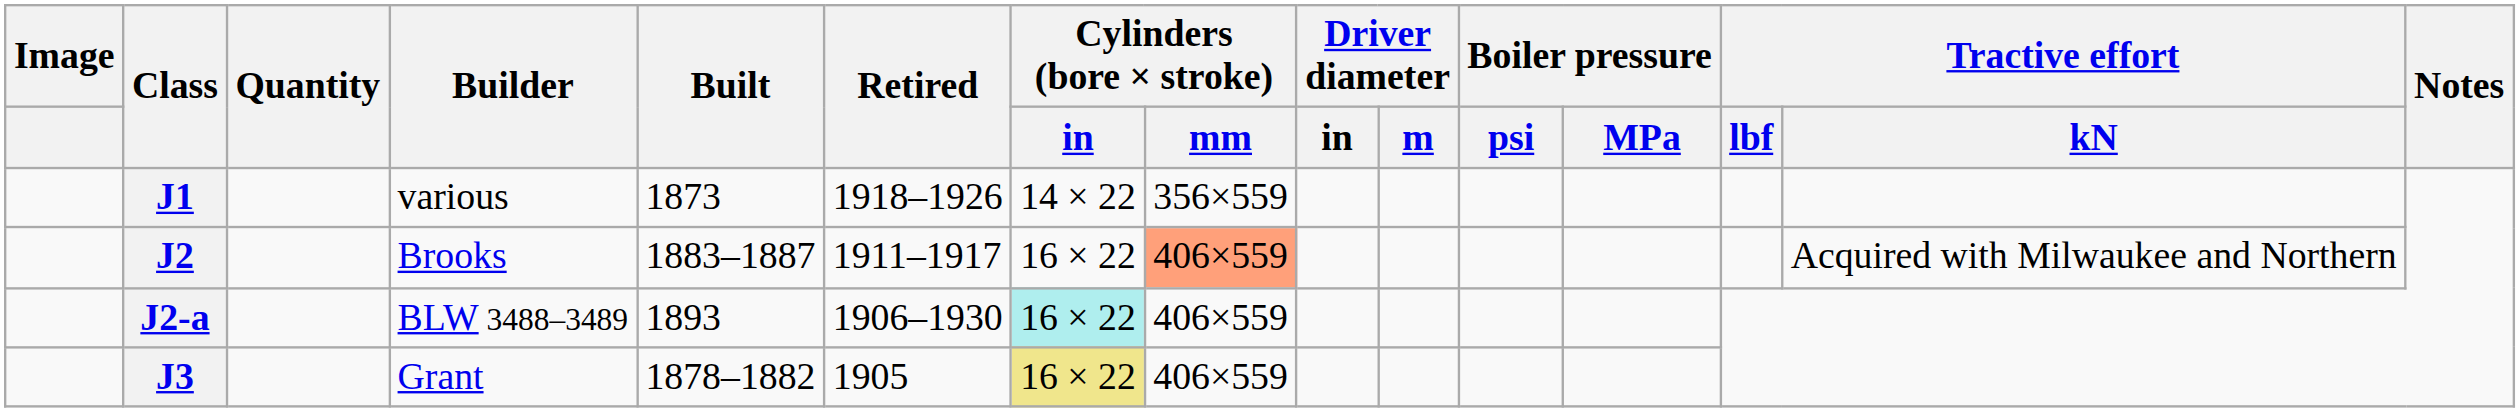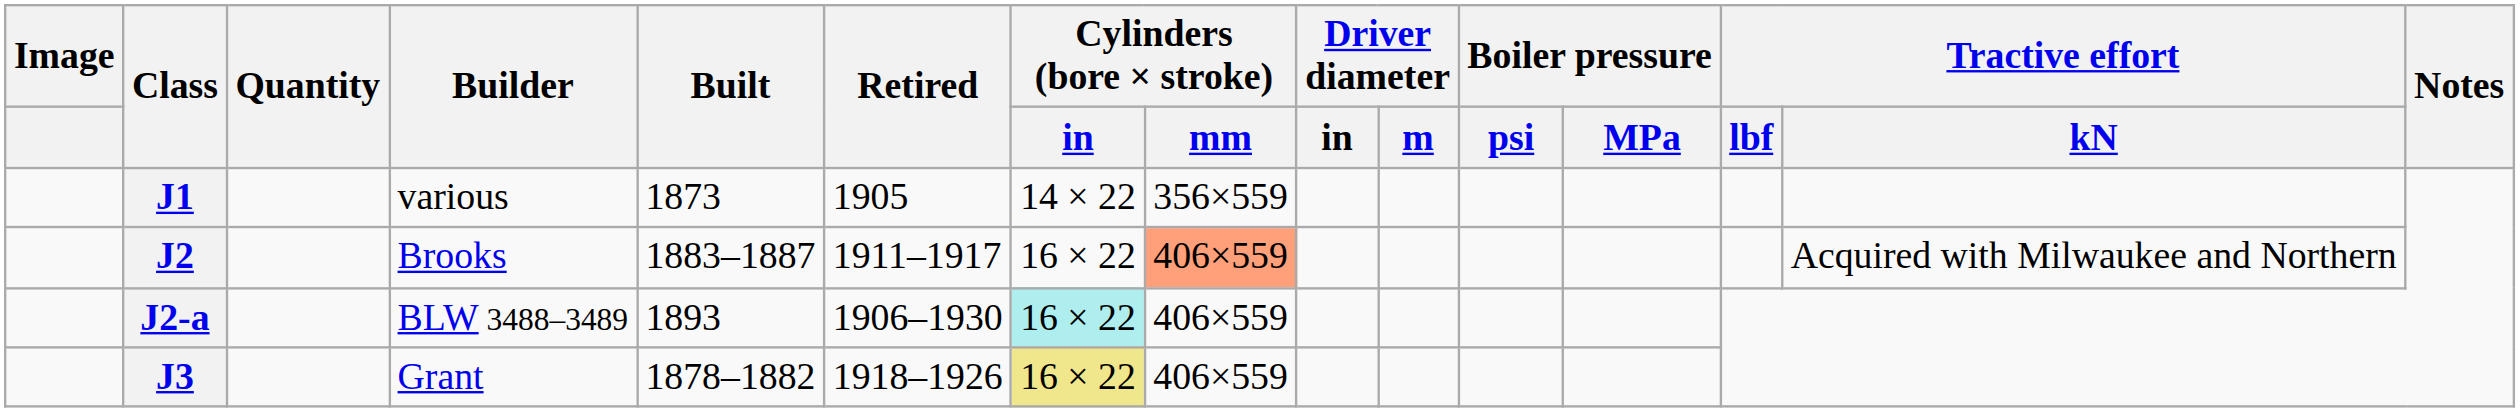(918, 196) 1918–1926 -> (871, 196) 1905
(871, 376) 1905 -> (918, 376) 1918–1926
